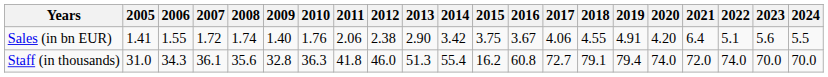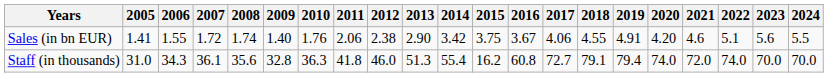(695, 38) 6.4 -> (695, 38) 4.6
